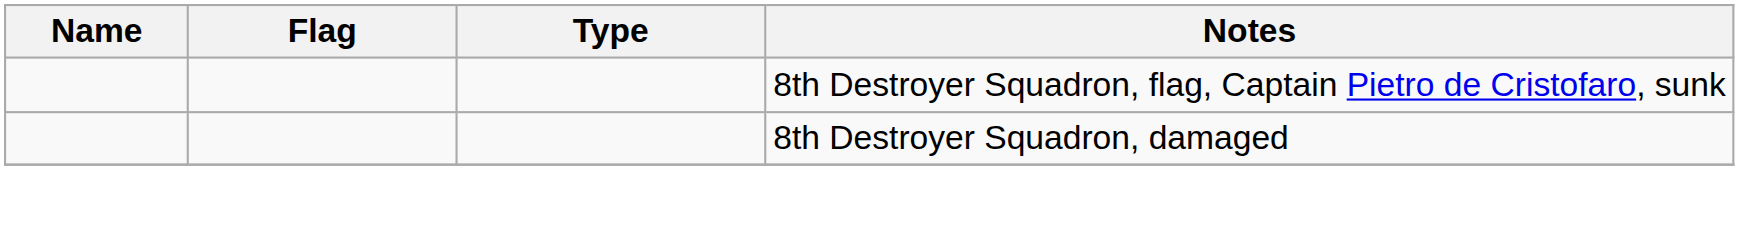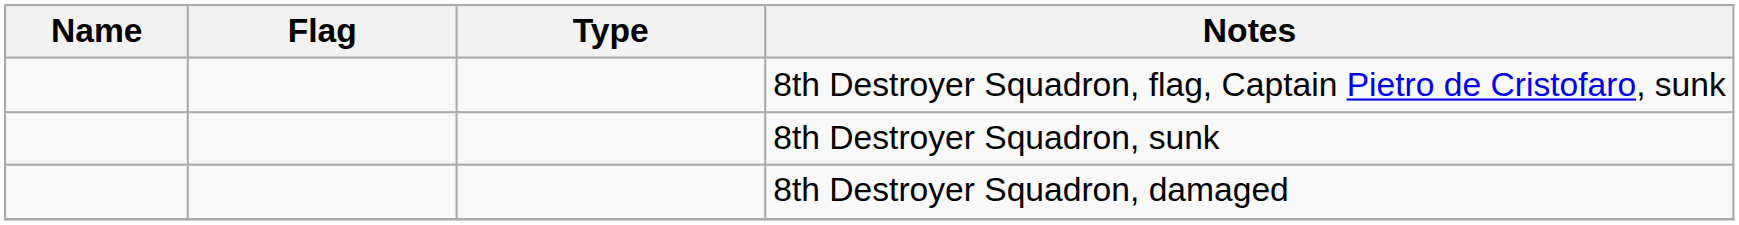+ row: (996, 137)
